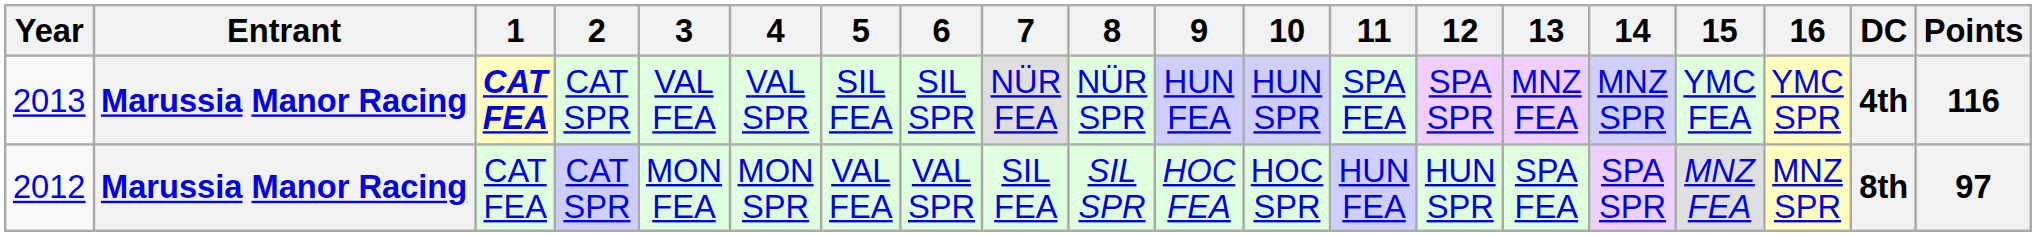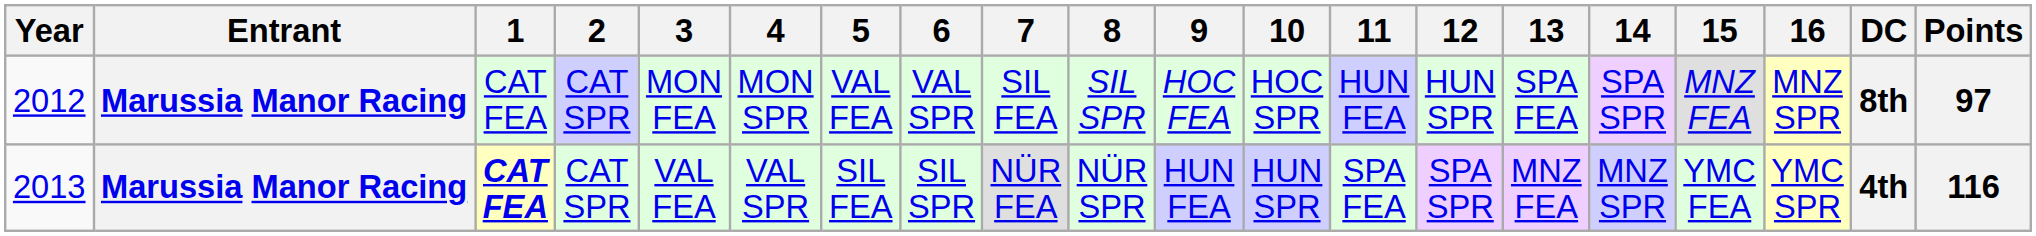rows swapped: (49, 187) <-> (49, 100)
